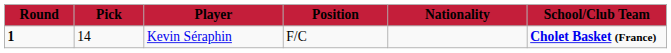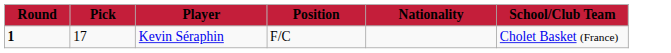(84, 36) 14 -> (80, 36) 17
(593, 36) bold -> (559, 36) normal
